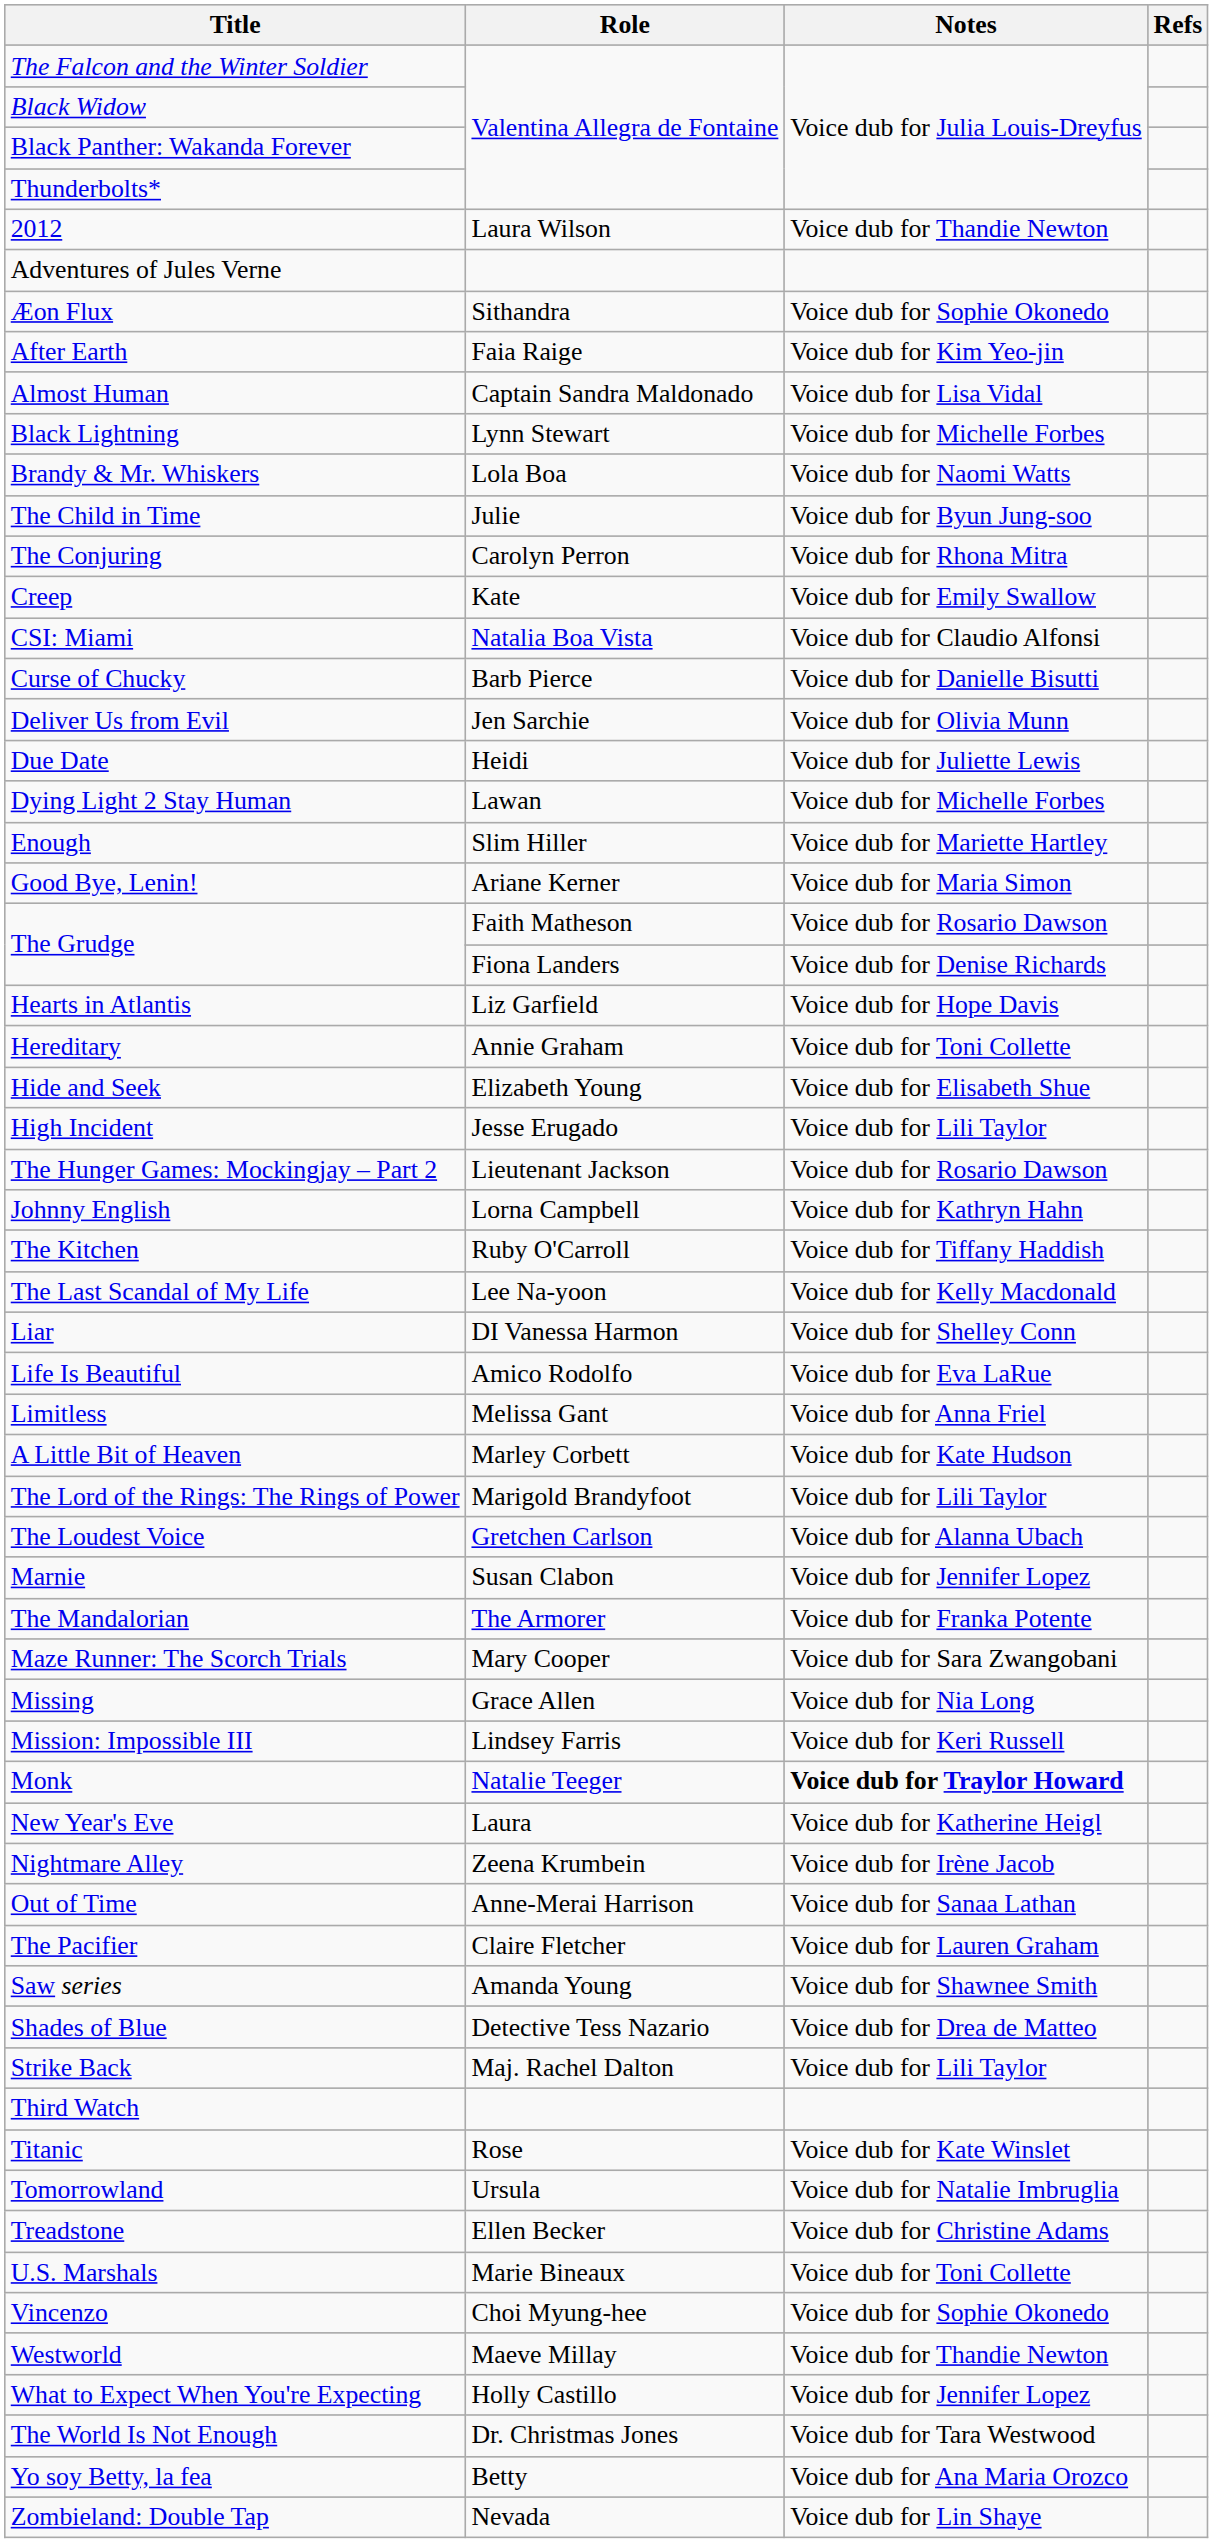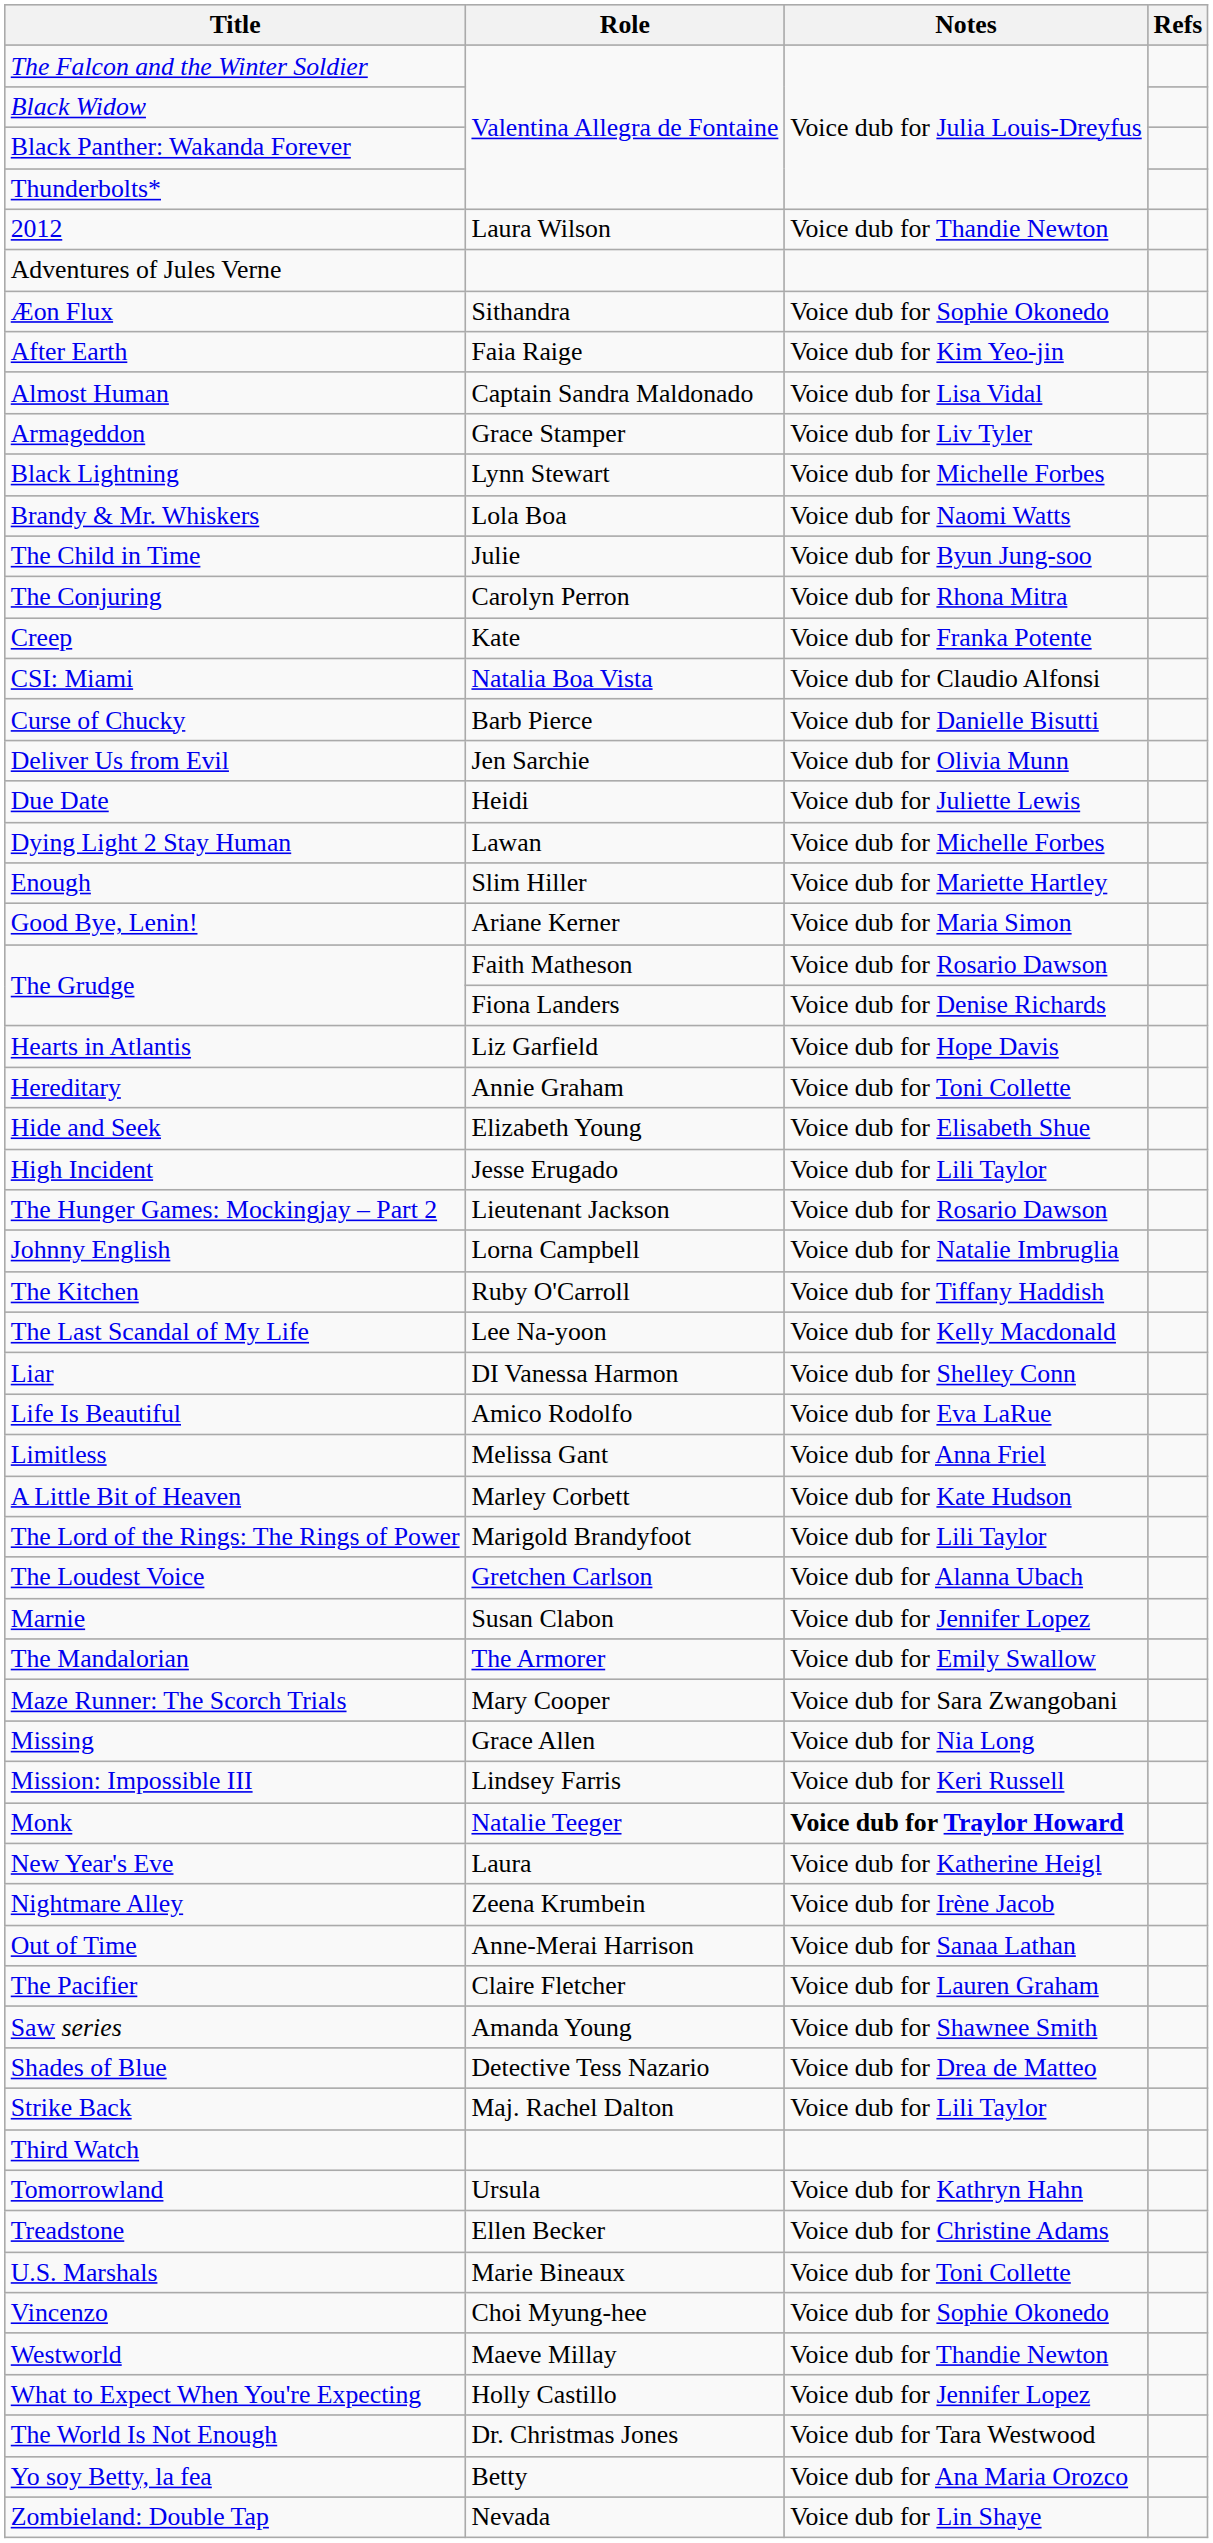+ row: (78, 433)
(943, 596) Voice dub for Emily Swallow -> (941, 637) Voice dub for Franka Potente
(937, 1209) Voice dub for Kathryn Hahn -> (955, 1250) Voice dub for Natalie Imbruglia
(941, 1618) Voice dub for Franka Potente -> (943, 1659) Voice dub for Emily Swallow
- row: (47, 2149)
(955, 2190) Voice dub for Natalie Imbruglia -> (937, 2190) Voice dub for Kathryn Hahn
